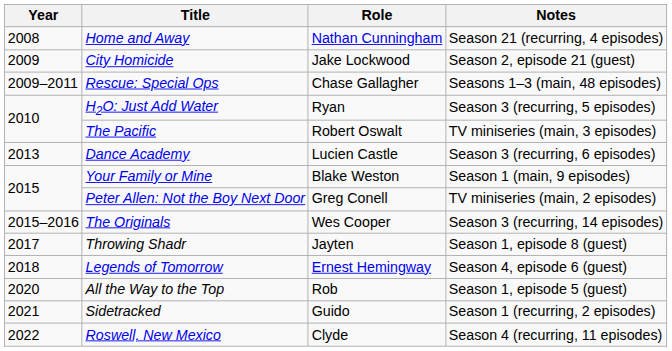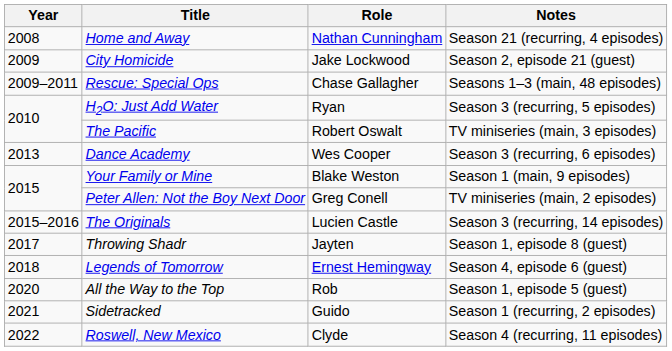(355, 154) Lucien Castle -> (351, 154) Wes Cooper
(351, 221) Wes Cooper -> (355, 221) Lucien Castle
